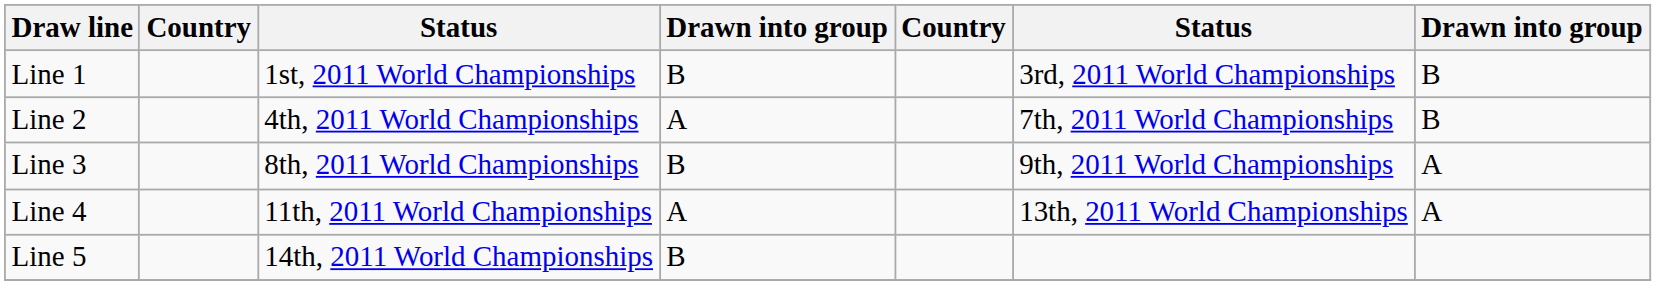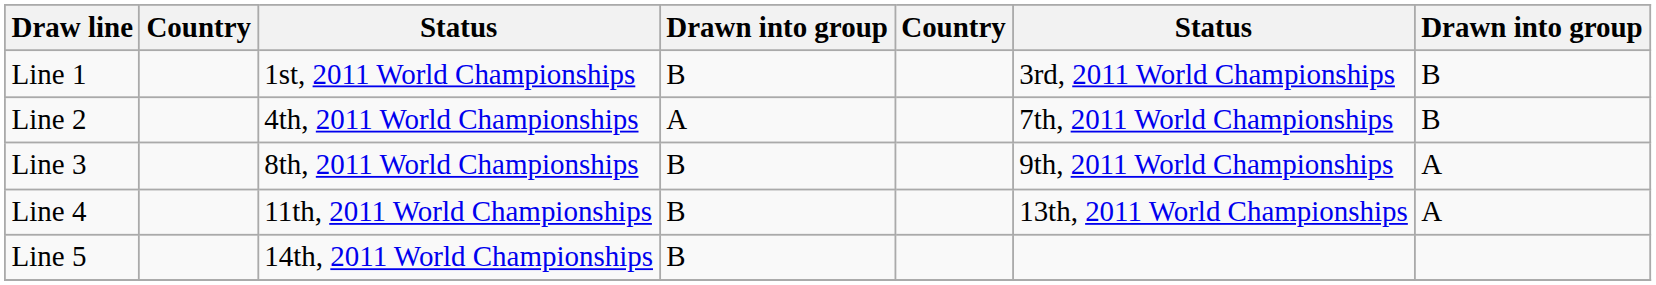(677, 211) A -> (676, 211) B
